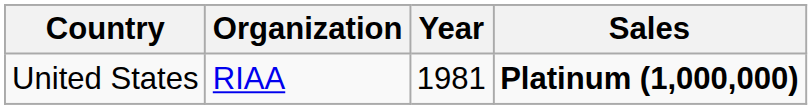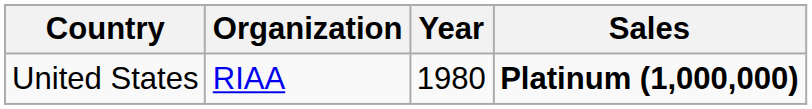(451, 78) 1981 -> (451, 78) 1980
